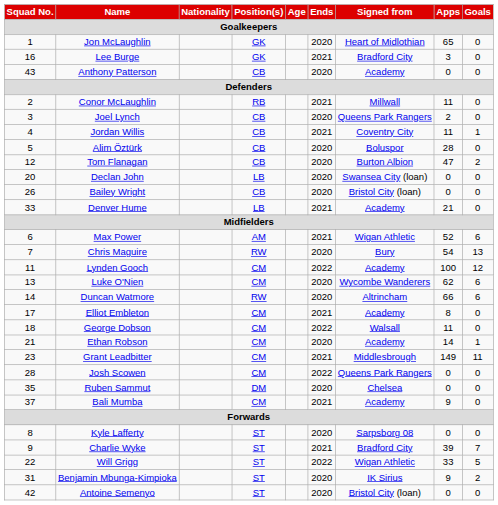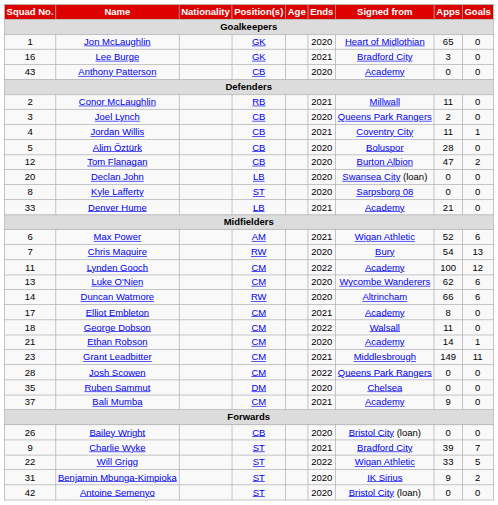rows swapped: (117, 192) <-> (117, 433)
